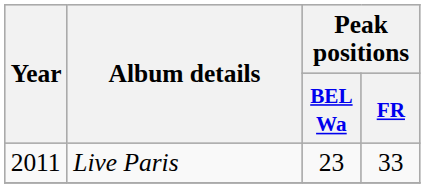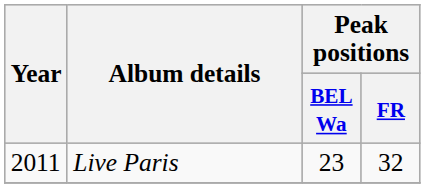(391, 162) 33 -> (391, 162) 32
